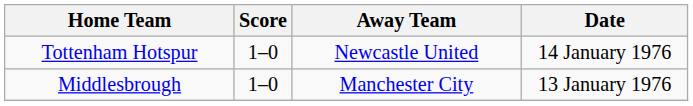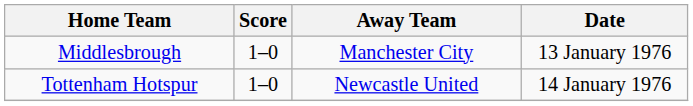rows swapped: (120, 84) <-> (120, 52)
